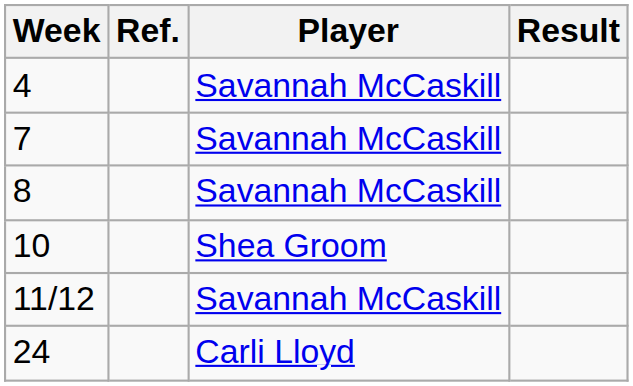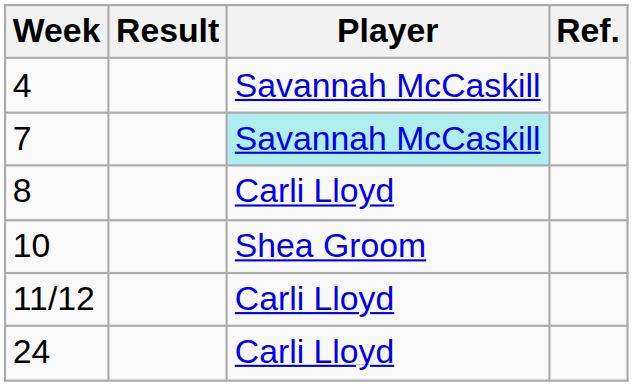columns swapped: (568, 31) <-> (148, 31)
(348, 138) no background -> (388, 138) paleturquoise background
(348, 191) Savannah McCaskill -> (314, 191) Carli Lloyd
(348, 298) Savannah McCaskill -> (314, 298) Carli Lloyd
